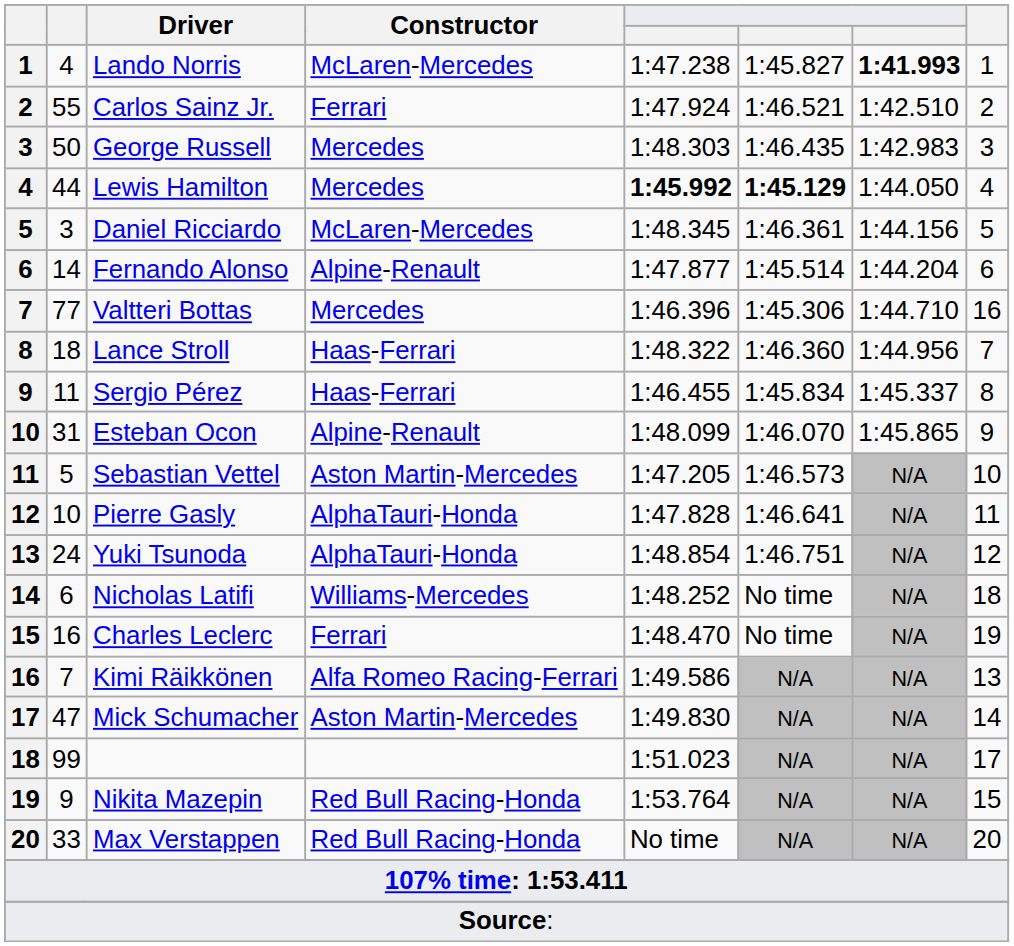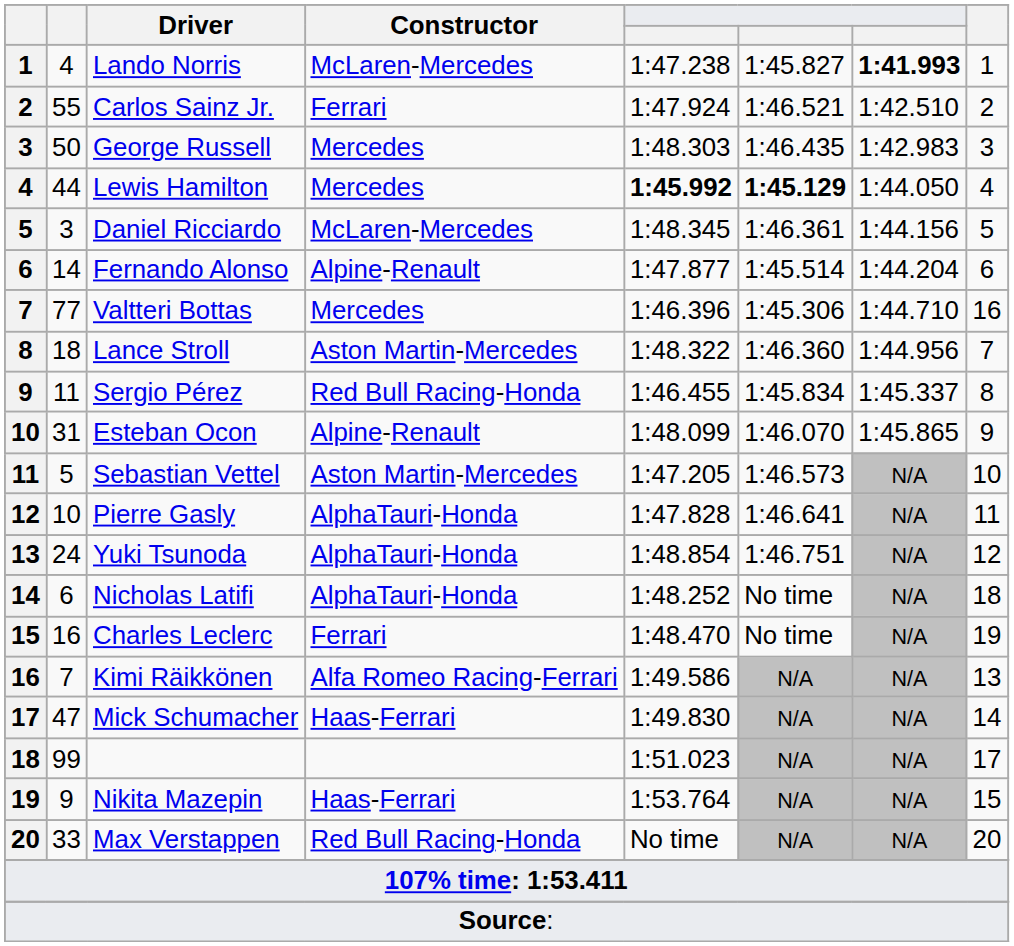(383, 351) Haas-Ferrari -> (444, 351) Aston Martin-Mercedes
(383, 391) Haas-Ferrari -> (445, 391) Red Bull Racing-Honda
(420, 595) Williams-Mercedes -> (414, 595) AlphaTauri-Honda
(444, 717) Aston Martin-Mercedes -> (383, 717) Haas-Ferrari
(445, 799) Red Bull Racing-Honda -> (383, 799) Haas-Ferrari
